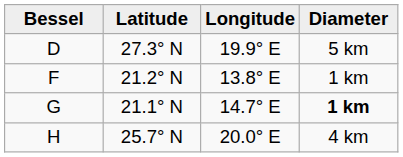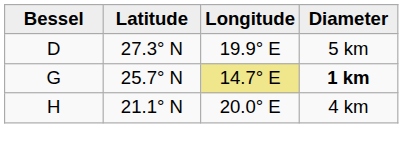- row: (54, 78)
(152, 107) 21.1° N -> (152, 78) 25.7° N
(250, 107) no background -> (250, 78) khaki background
(152, 136) 25.7° N -> (152, 107) 21.1° N
